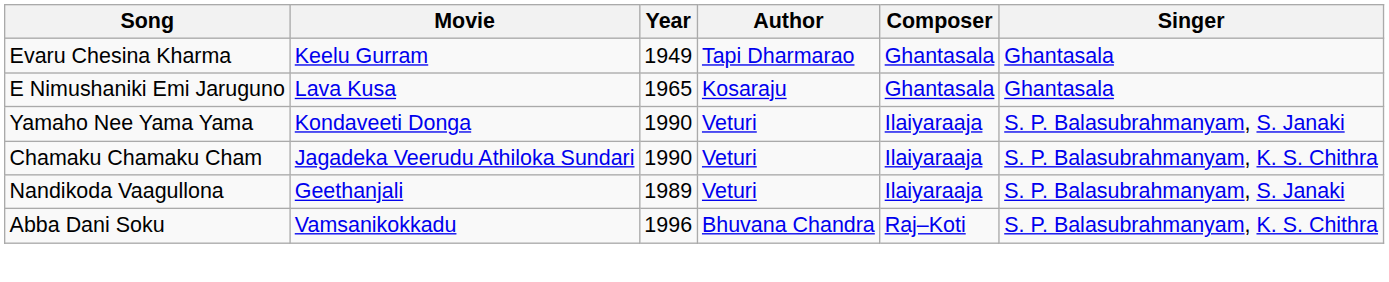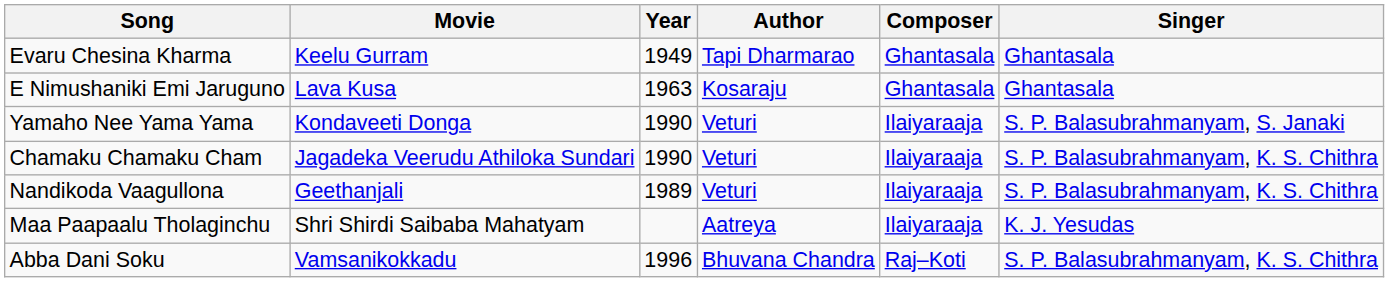(668, 89) 1965 -> (668, 89) 1963
(1174, 191) S. P. Balasubrahmanyam, S. Janaki -> (1191, 191) S. P. Balasubrahmanyam, K. S. Chithra
+ row: (140, 225)
